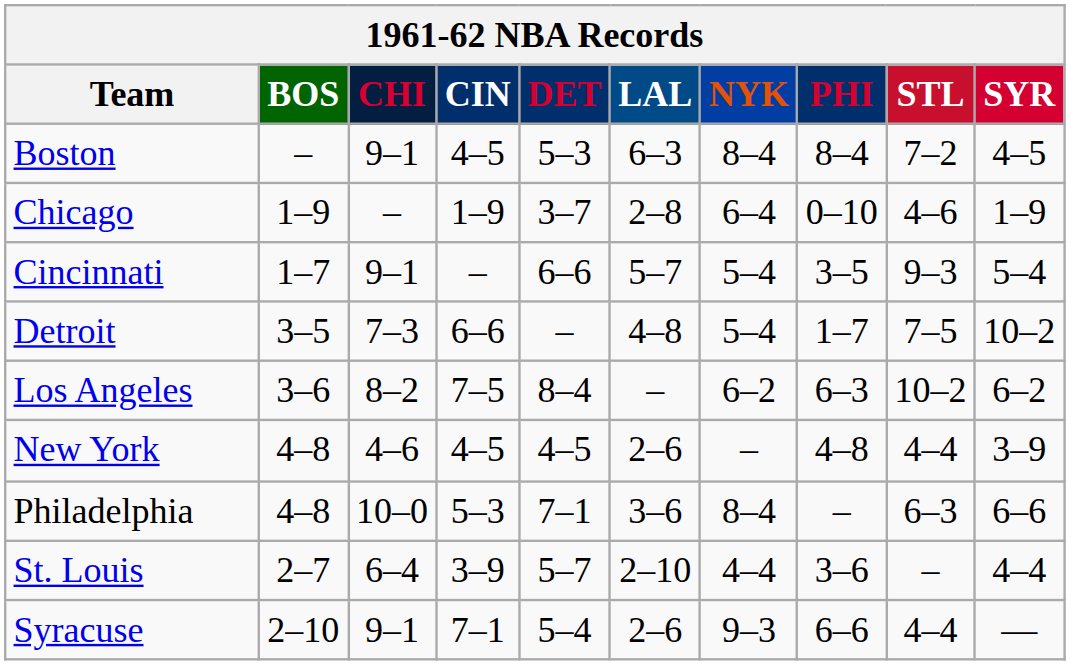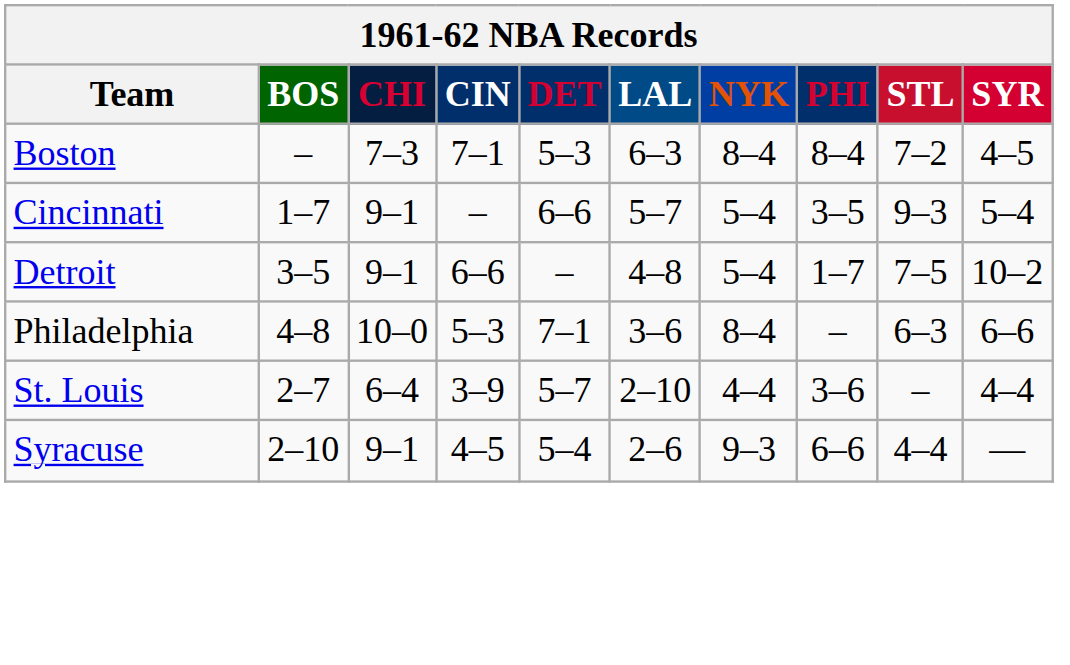(392, 153) 9–1 -> (392, 153) 7–3
(478, 153) 4–5 -> (478, 153) 7–1
- row: (74, 212)
(392, 331) 7–3 -> (392, 271) 9–1
- row: (103, 390)
- row: (87, 450)
(478, 628) 7–1 -> (478, 450) 4–5
